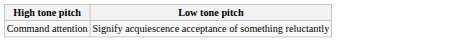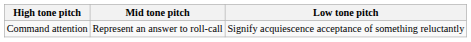+ column: (158, 12)
